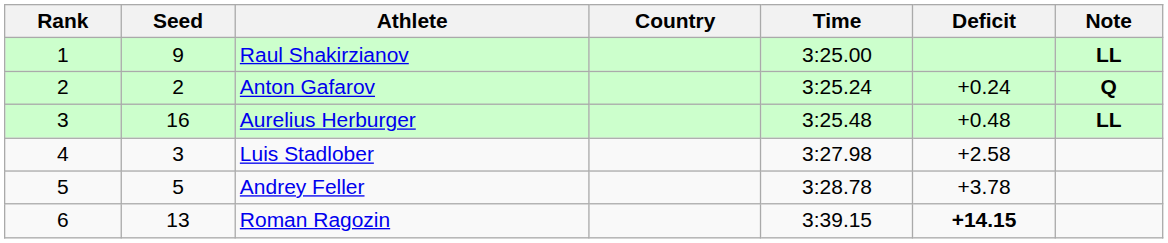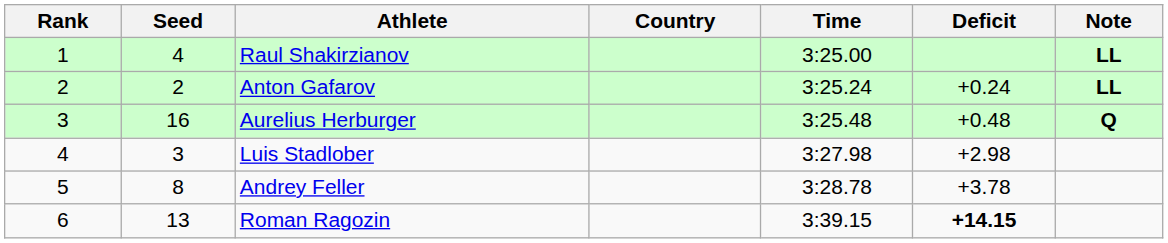(178, 54) 9 -> (178, 54) 4
(1109, 87) Q -> (1109, 87) LL
(1109, 120) LL -> (1109, 120) Q
(984, 154) +2.58 -> (984, 154) +2.98
(178, 187) 5 -> (178, 187) 8
